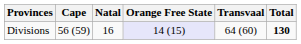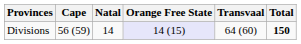(108, 30) 16 -> (108, 30) 14
(281, 30) 130 -> (281, 30) 150
